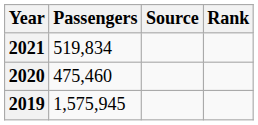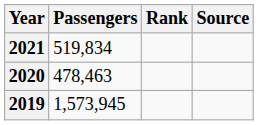columns swapped: (228, 18) <-> (172, 18)
(83, 76) 475,460 -> (83, 76) 478,463
(89, 104) 1,575,945 -> (89, 104) 1,573,945
